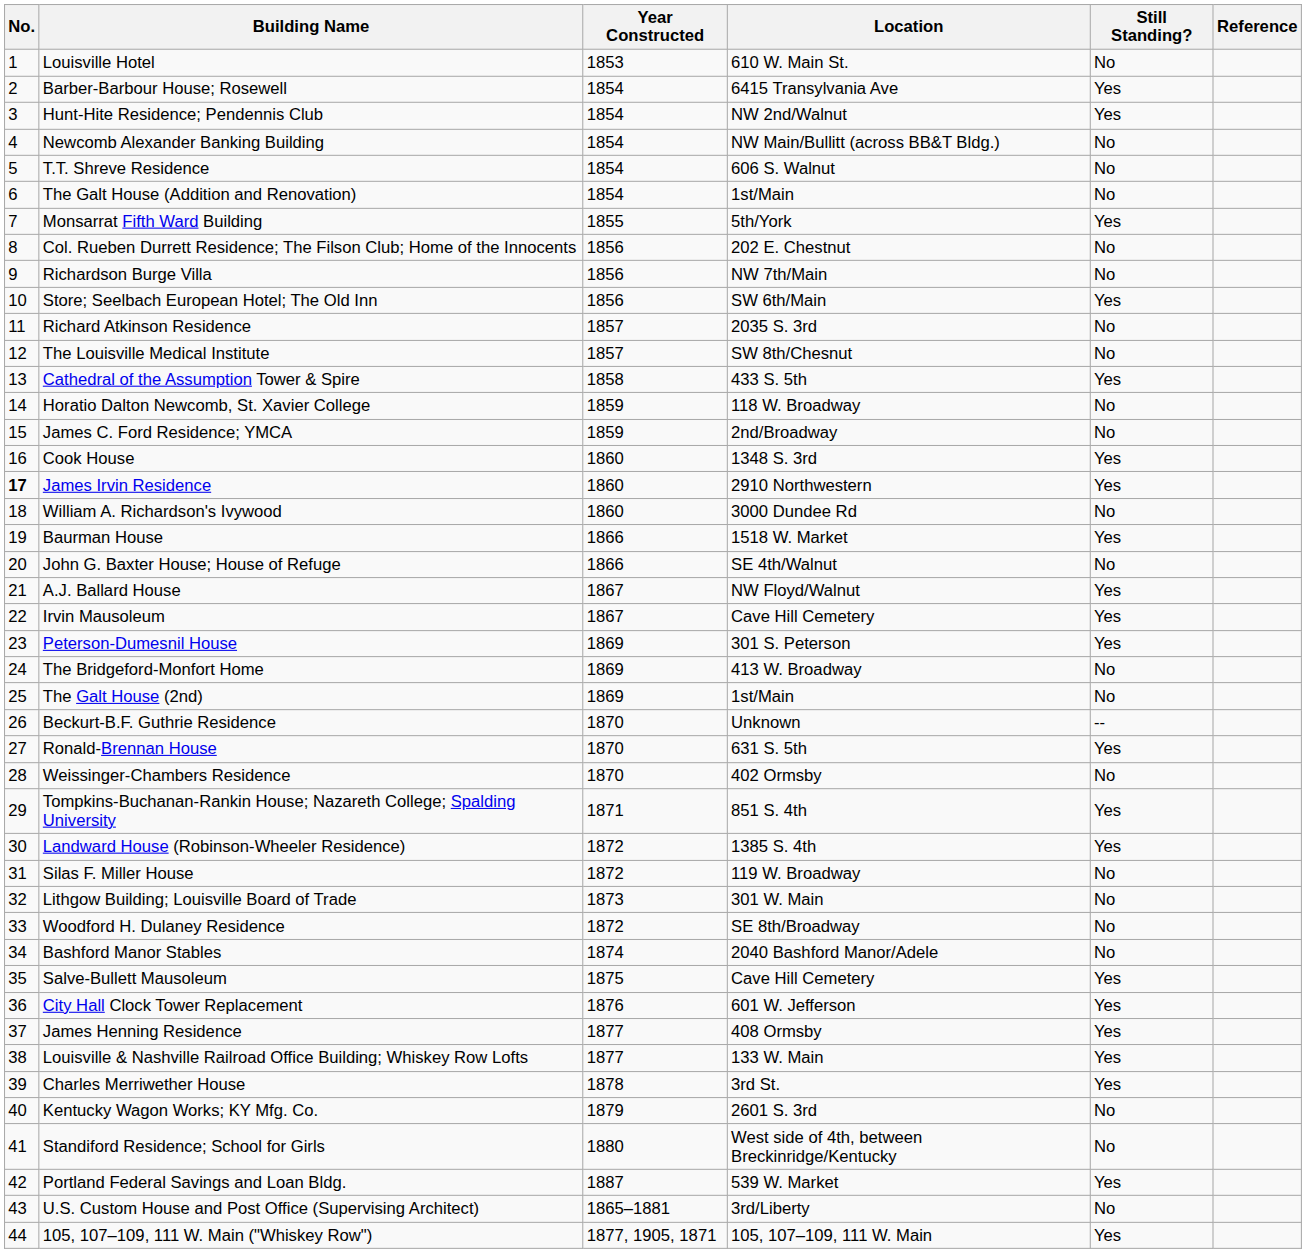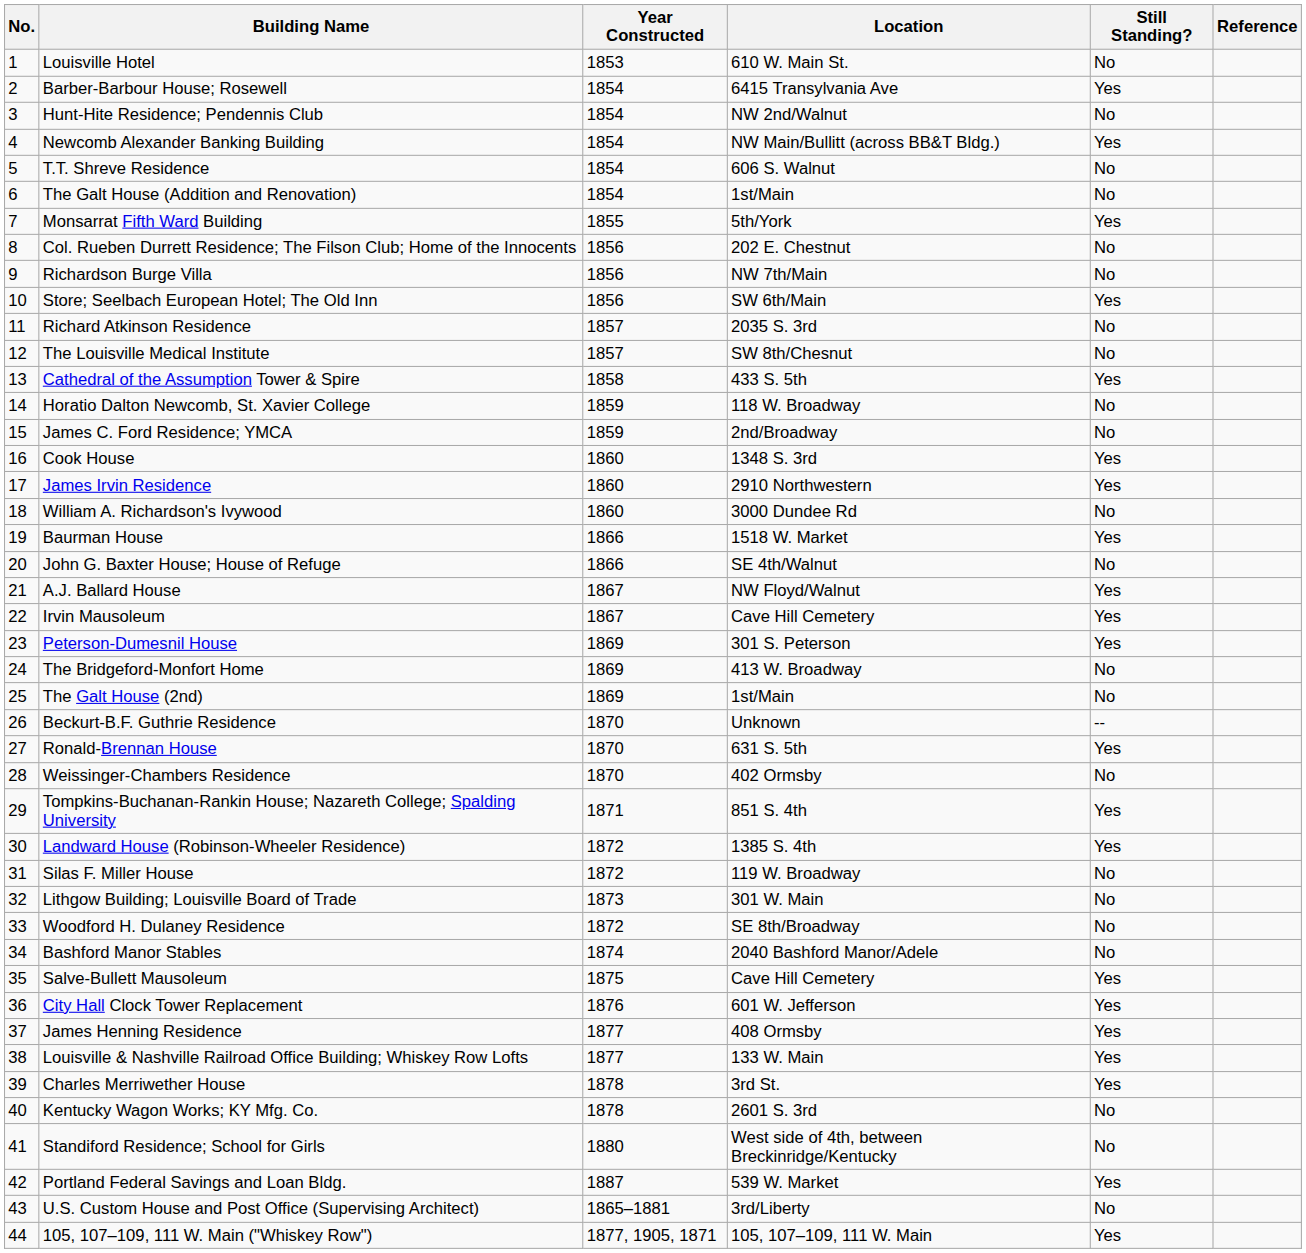(1108, 115) Yes -> (1105, 115) No
(1105, 141) No -> (1108, 141) Yes
(18, 485) bold -> (18, 485) normal
(605, 1110) 1879 -> (605, 1110) 1878
